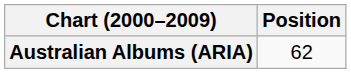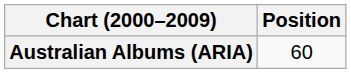(302, 52) 62 -> (302, 52) 60
